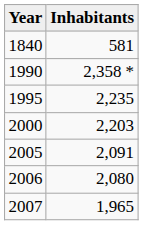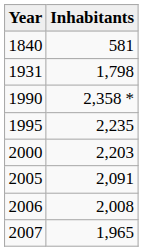+ row: (25, 71)
(115, 179) 2,080 -> (115, 206) 2,008
